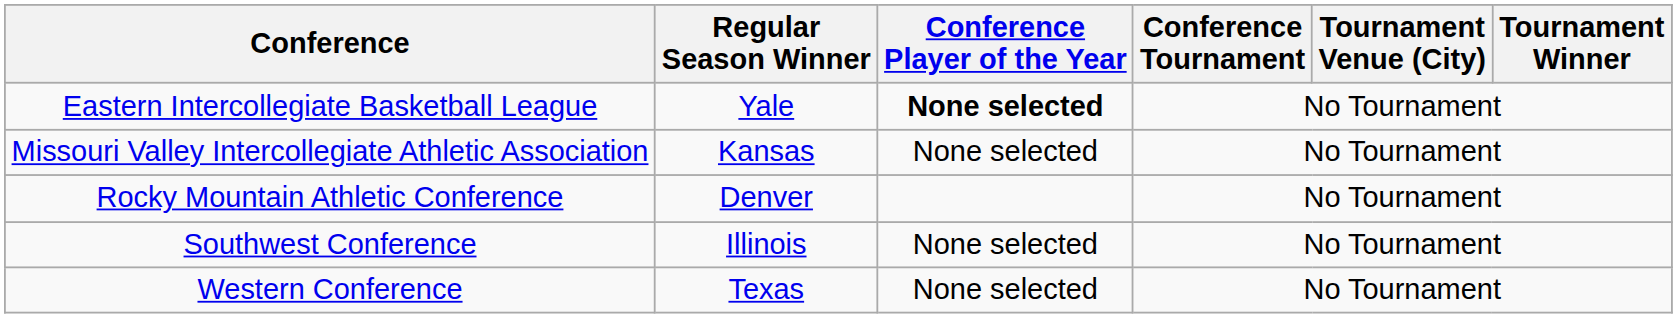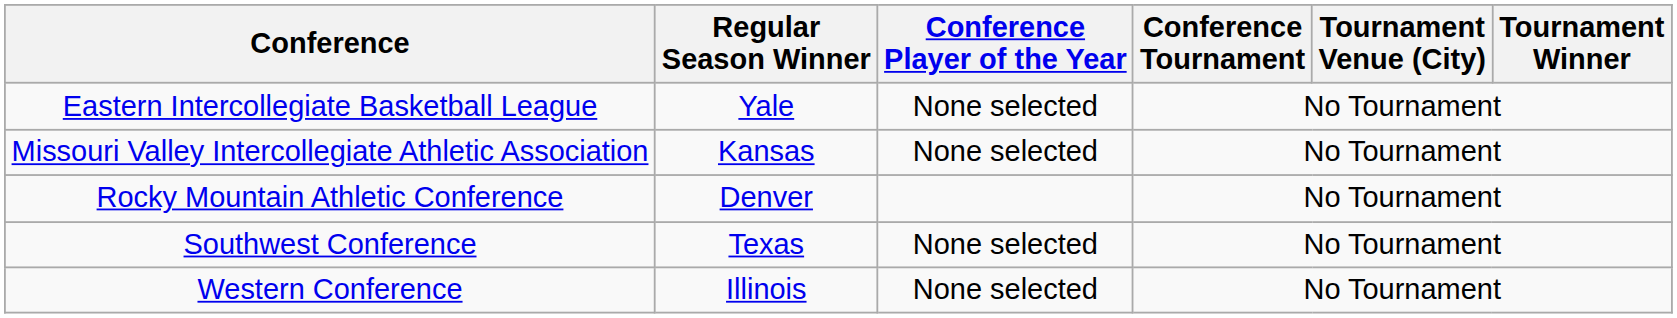(1005, 105) bold -> (1005, 105) normal
(766, 243) Illinois -> (766, 243) Texas
(766, 289) Texas -> (766, 289) Illinois
